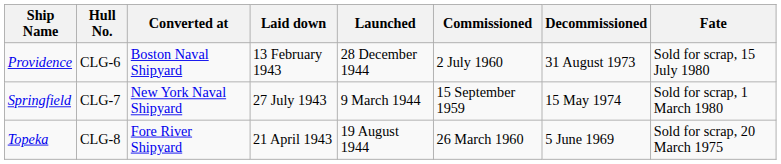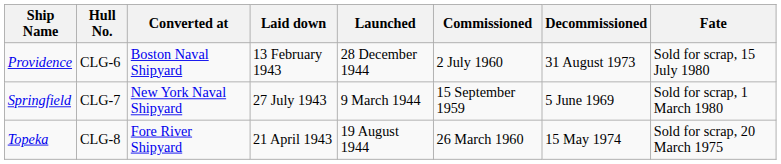(583, 101) 15 May 1974 -> (580, 101) 5 June 1969
(580, 139) 5 June 1969 -> (583, 139) 15 May 1974
